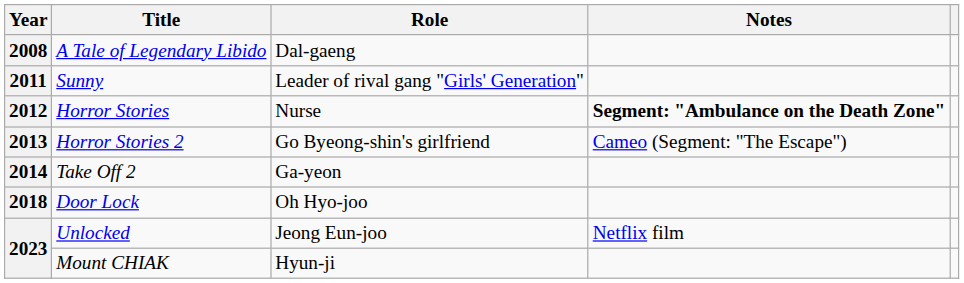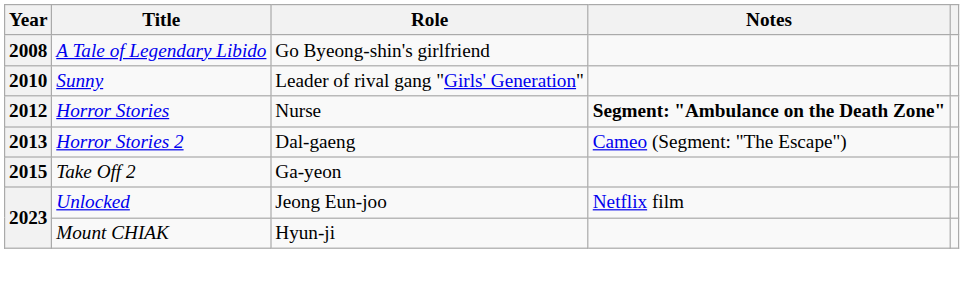(315, 50) Dal-gaeng -> (383, 50) Go Byeong-shin's girlfriend
(28, 80) 2011 -> (28, 80) 2010
(383, 141) Go Byeong-shin's girlfriend -> (315, 141) Dal-gaeng
(28, 171) 2014 -> (28, 171) 2015
- row: (98, 202)
